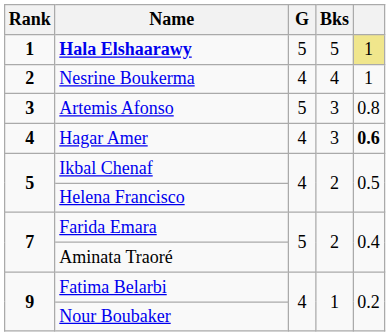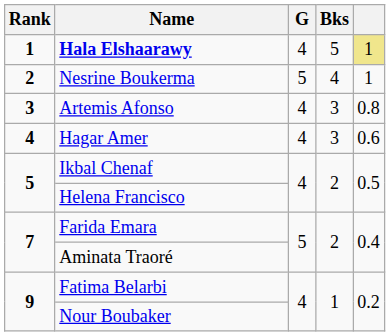(302, 49) 5 -> (302, 49) 4
(302, 79) 4 -> (302, 79) 5
(302, 108) 5 -> (302, 108) 4
(369, 138) bold -> (369, 138) normal
